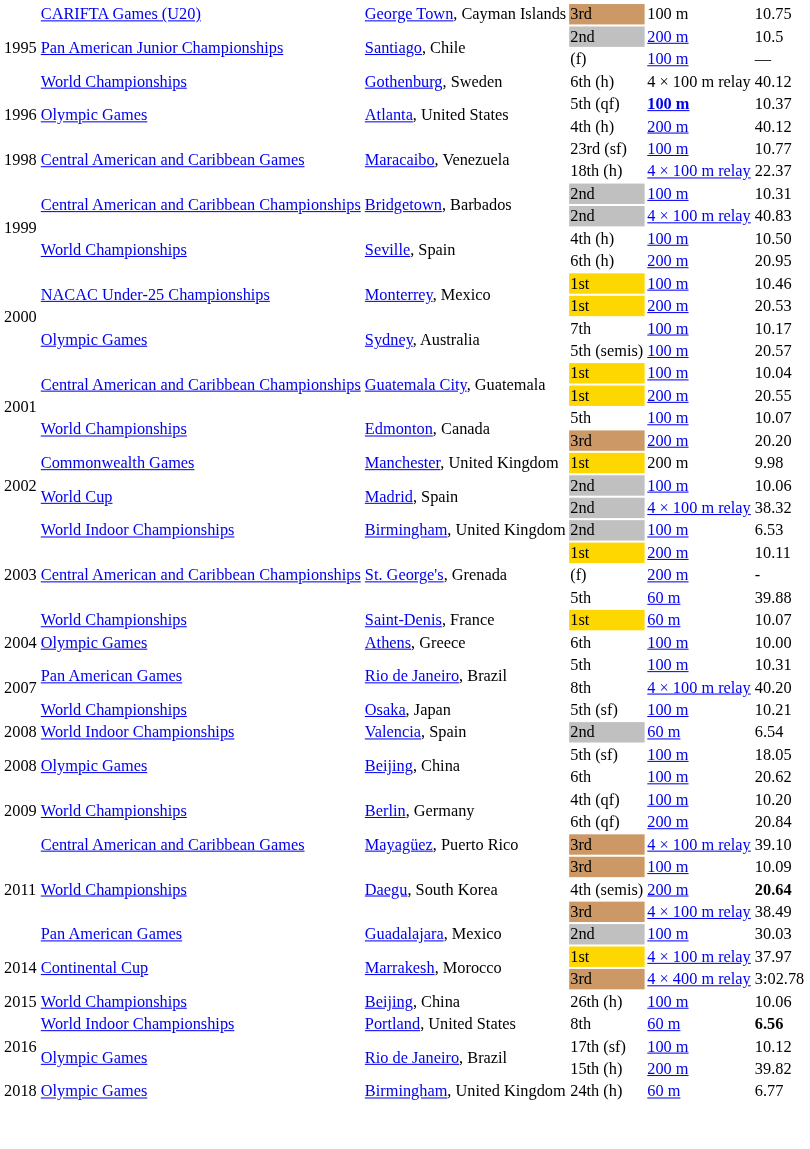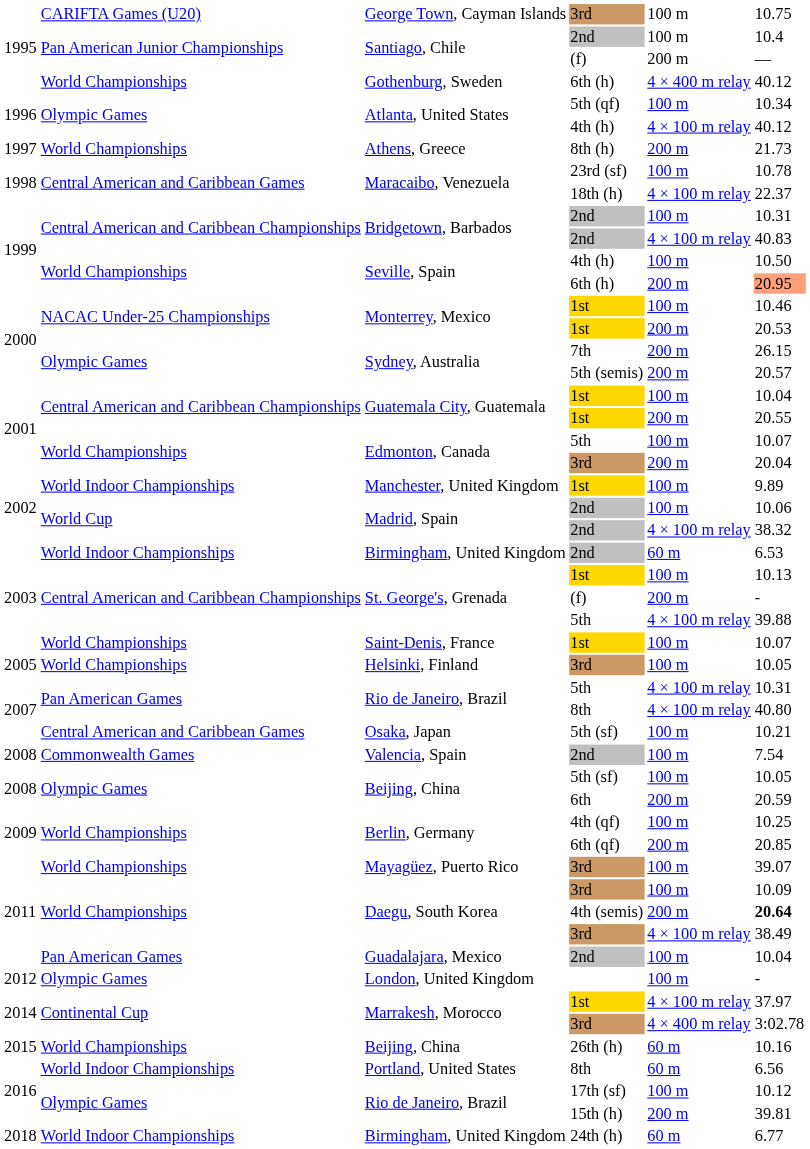(668, 36) 200 m -> (668, 36) 100 m
(769, 36) 10.5 -> (769, 36) 10.4
(668, 59) 100 m -> (668, 59) 200 m
(699, 81) 4 × 100 m relay -> (699, 81) 4 × 400 m relay
(668, 103) bold -> (668, 103) normal
(773, 103) 10.37 -> (773, 103) 10.34
(668, 126) 200 m -> (699, 126) 4 × 100 m relay
+ row: (415, 148)
(773, 148) 10.77 -> (773, 171) 10.78
(773, 261) no background -> (773, 283) lightsalmon background
(668, 328) 100 m -> (668, 350) 200 m
(773, 328) 10.17 -> (773, 350) 26.15
(668, 350) 100 m -> (668, 373) 200 m
(773, 440) 20.20 -> (773, 463) 20.04
(118, 463) Commonwealth Games -> (138, 485) World Indoor Championships
(668, 463) 200 m -> (668, 485) 100 m
(769, 463) 9.98 -> (769, 485) 9.89
(668, 530) 100 m -> (664, 552) 60 m
(668, 552) 200 m -> (668, 575) 100 m
(773, 552) 10.11 -> (773, 575) 10.13
(664, 597) 60 m -> (699, 620) 4 × 100 m relay
(664, 620) 60 m -> (668, 642) 100 m
- row: (415, 642)
+ row: (422, 664)
(668, 664) 100 m -> (699, 687) 4 × 100 m relay
(773, 687) 40.20 -> (773, 709) 40.80
(114, 709) World Championships -> (173, 732) Central American and Caribbean Games
(138, 732) World Indoor Championships -> (118, 754) Commonwealth Games
(664, 732) 60 m -> (668, 754) 100 m
(769, 732) 6.54 -> (769, 754) 7.54
(773, 754) 18.05 -> (773, 777) 10.05
(668, 777) 100 m -> (668, 799) 200 m
(773, 777) 20.62 -> (773, 799) 20.59
(773, 799) 10.20 -> (773, 822) 10.25
(773, 822) 20.84 -> (773, 844) 20.85
(173, 844) Central American and Caribbean Games -> (114, 866) World Championships
(699, 844) 4 × 100 m relay -> (668, 866) 100 m
(773, 844) 39.10 -> (773, 866) 39.07
(773, 934) 30.03 -> (773, 956) 10.04
+ row: (449, 979)
(668, 1001) 100 m -> (664, 1046) 60 m
(773, 1001) 10.06 -> (773, 1046) 10.16
(769, 1024) bold -> (769, 1068) normal
(773, 1068) 39.82 -> (773, 1113) 39.81
(94, 1091) Olympic Games -> (138, 1136) World Indoor Championships
